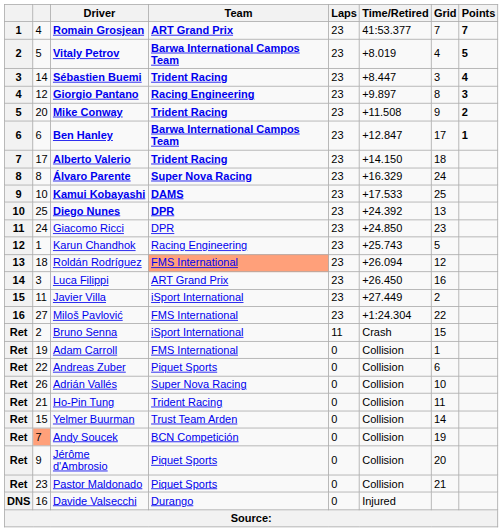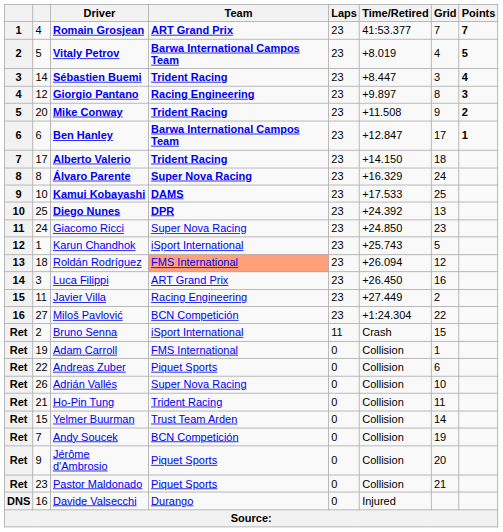(163, 228) DPR -> (199, 228) Super Nova Racing
(199, 245) Racing Engineering -> (197, 245) iSport International
(197, 297) iSport International -> (199, 297) Racing Engineering
(195, 315) FMS International -> (195, 315) BCN Competición
(39, 436) lightsalmon background -> (39, 436) no background
